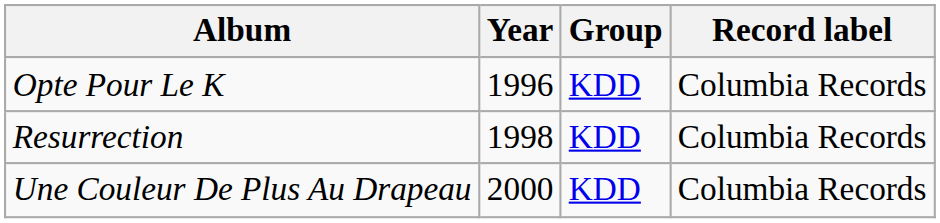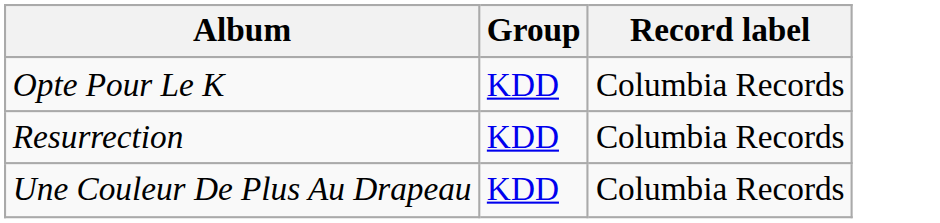- column: (520, 30)
